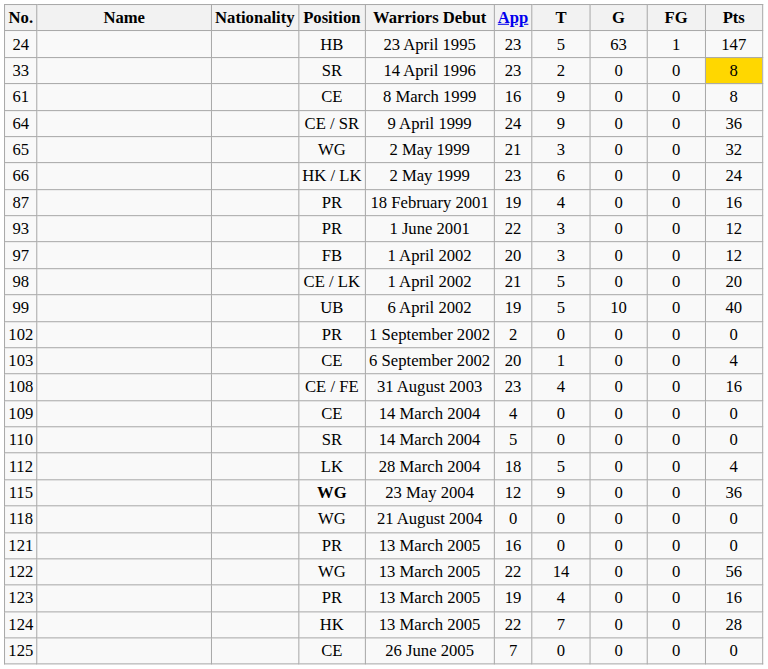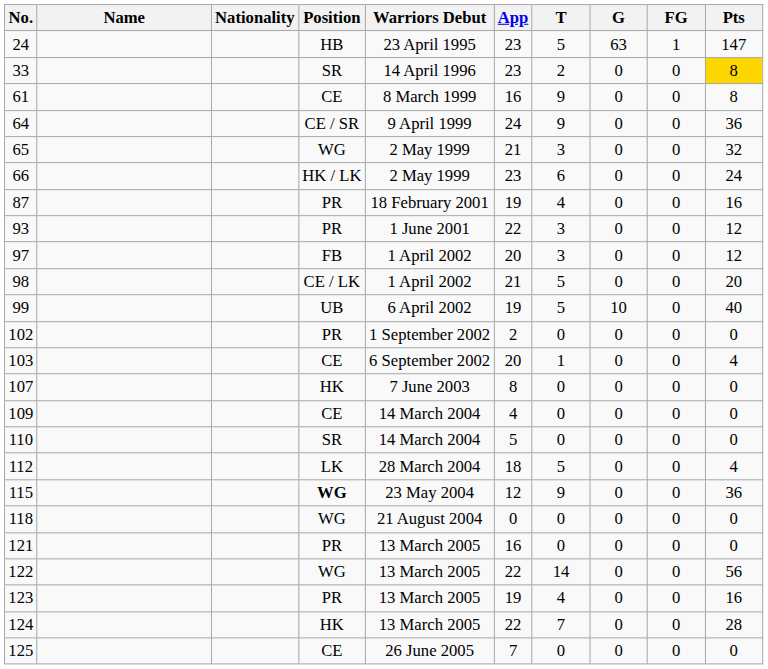+ row: (21, 387)
- row: (21, 387)
